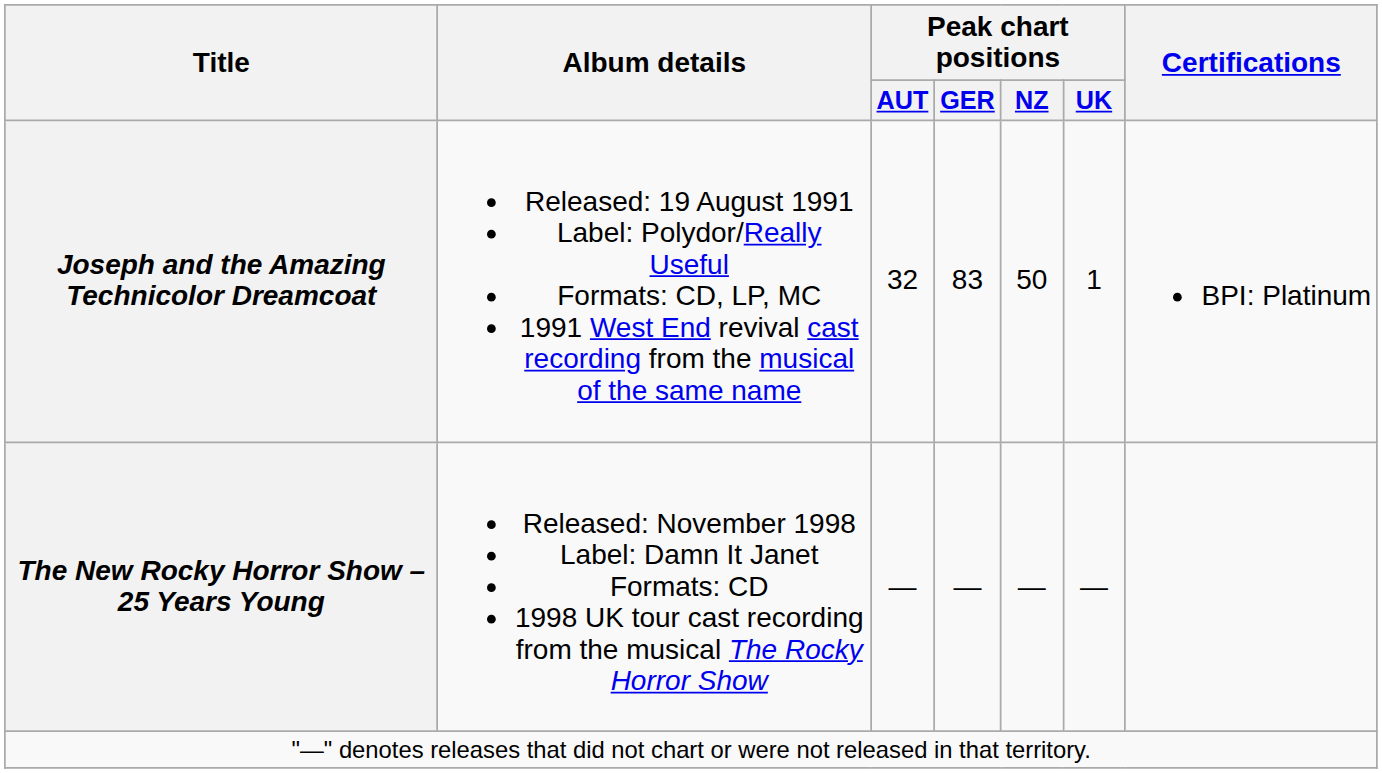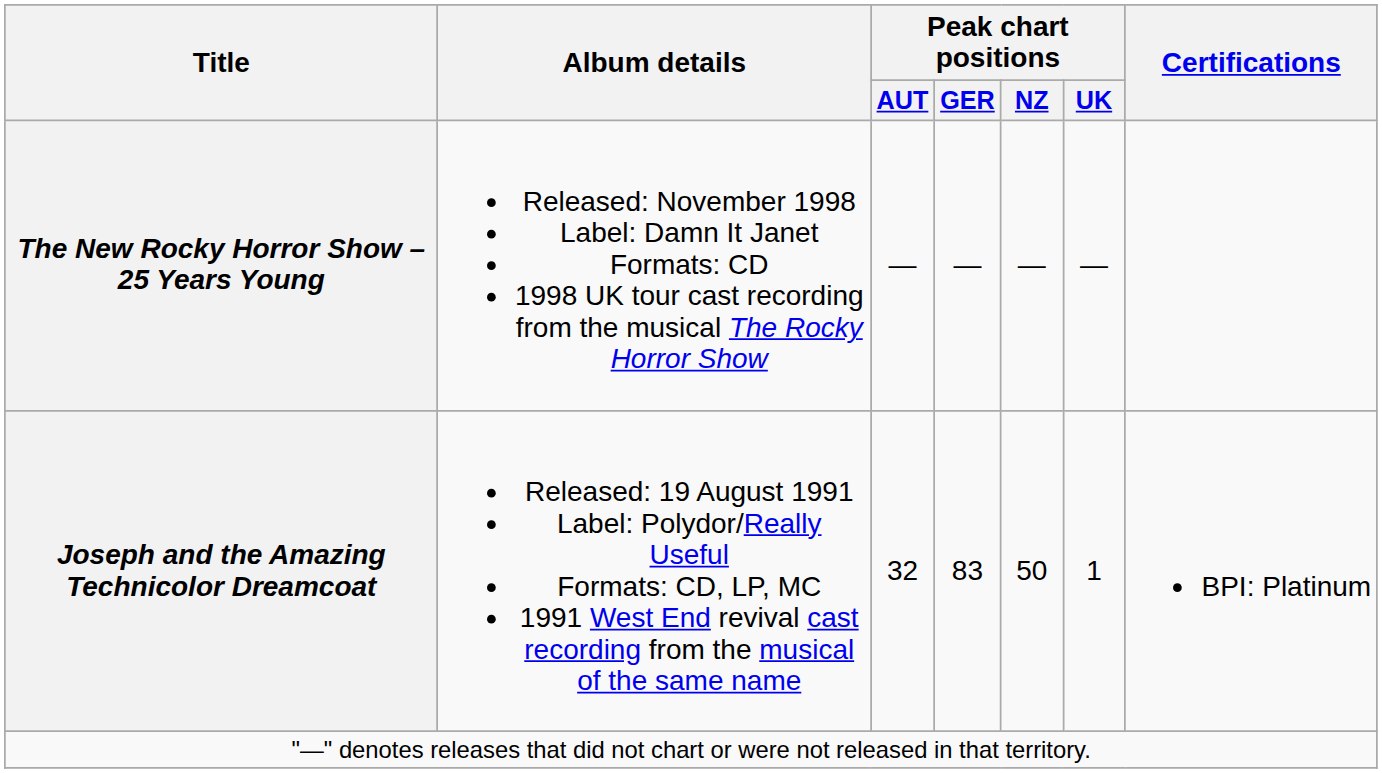rows swapped: (221, 280) <-> (221, 585)
